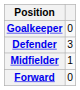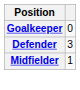- row: (35, 77)
